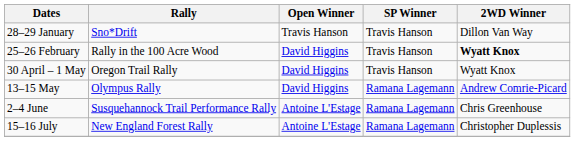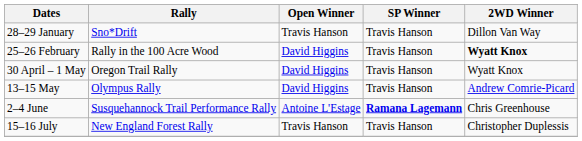(410, 88) Ramana Lagemann -> (399, 88) Travis Hanson
(410, 107) normal -> (414, 107) bold
(321, 126) Antoine L'Estage -> (315, 126) Travis Hanson
(410, 126) Ramana Lagemann -> (399, 126) Travis Hanson
